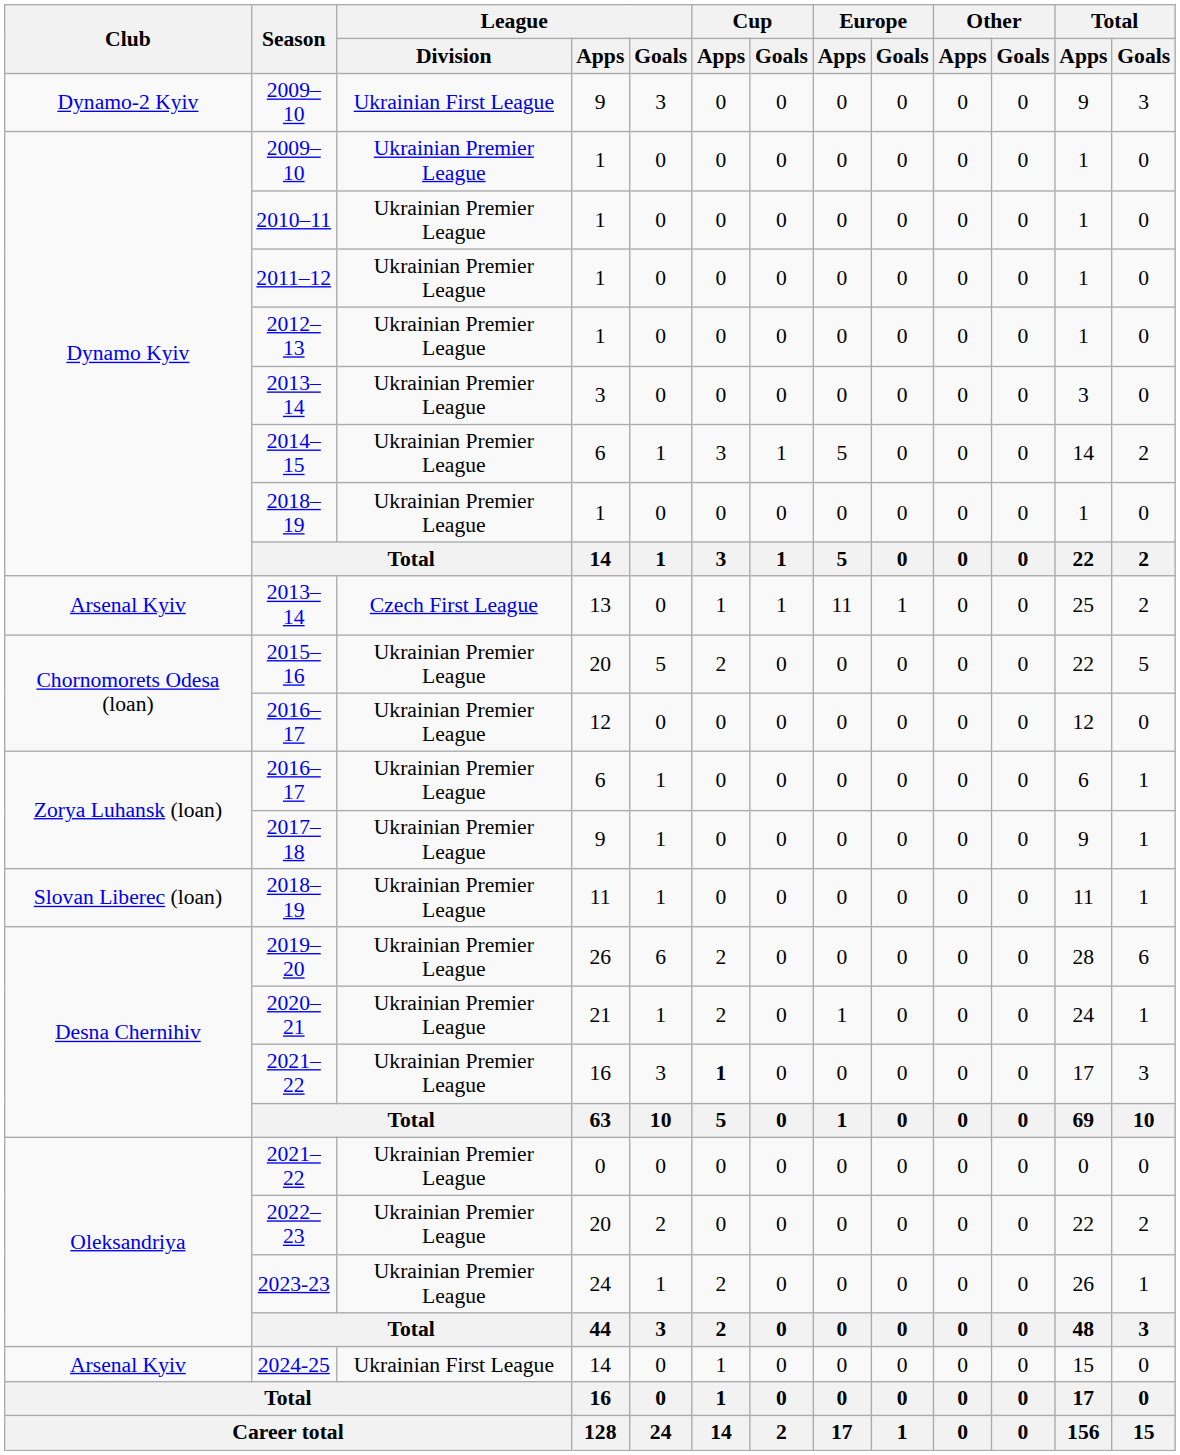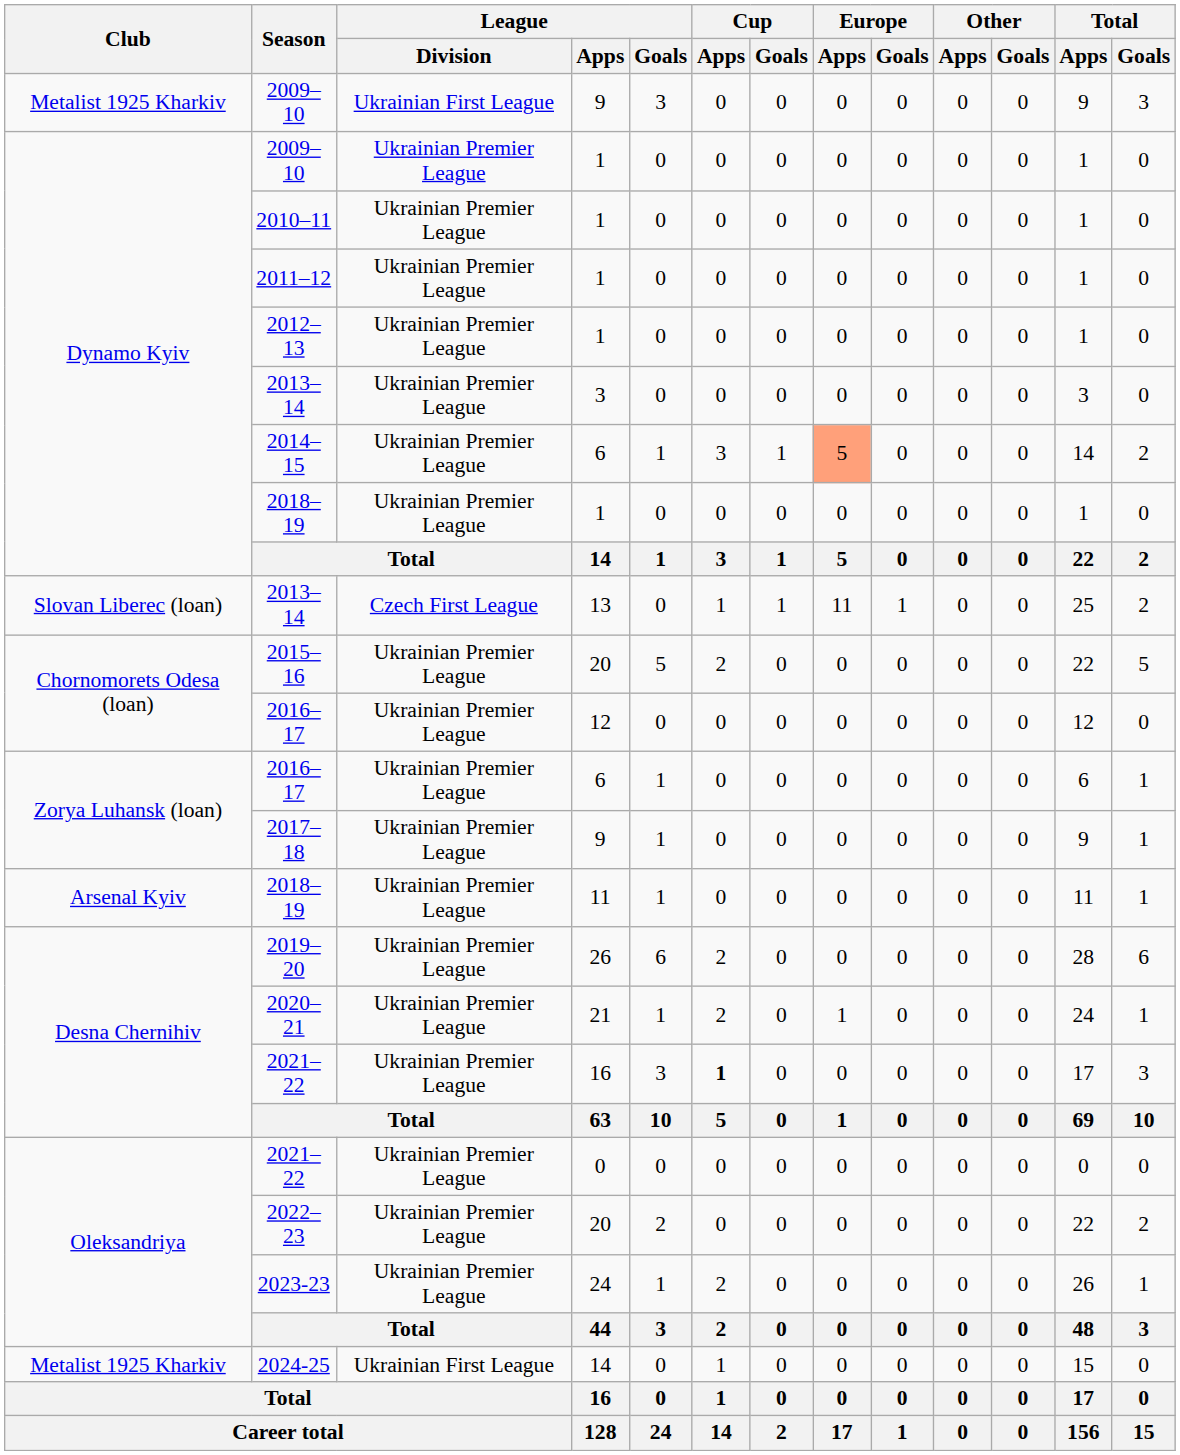(128, 102) Dynamo-2 Kyiv -> (128, 102) Metalist 1925 Kharkiv
(842, 453) no background -> (842, 453) lightsalmon background
(128, 604) Arsenal Kyiv -> (128, 604) Slovan Liberec (loan)
(128, 897) Slovan Liberec (loan) -> (128, 897) Arsenal Kyiv
(128, 1364) Arsenal Kyiv -> (128, 1364) Metalist 1925 Kharkiv
